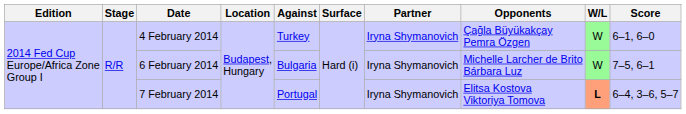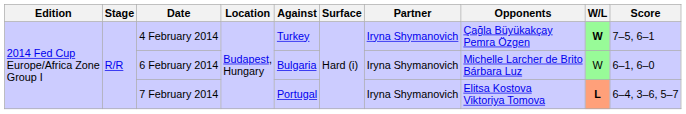(598, 36) normal -> (598, 36) bold
(633, 36) 6–1, 6–0 -> (633, 36) 7–5, 6–1
(633, 65) 7–5, 6–1 -> (633, 65) 6–1, 6–0
